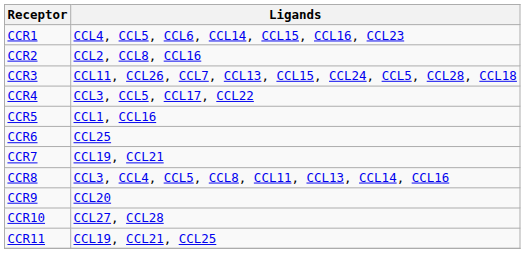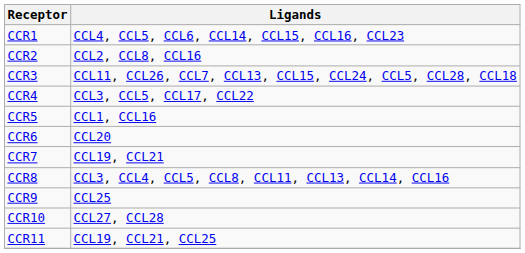(92, 137) CCL25 -> (92, 137) CCL20
(92, 198) CCL20 -> (92, 198) CCL25
